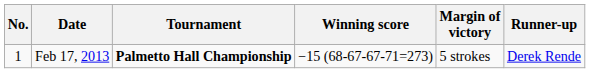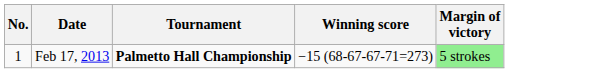- column: (544, 24)
(465, 56) no background -> (465, 56) lightgreen background
